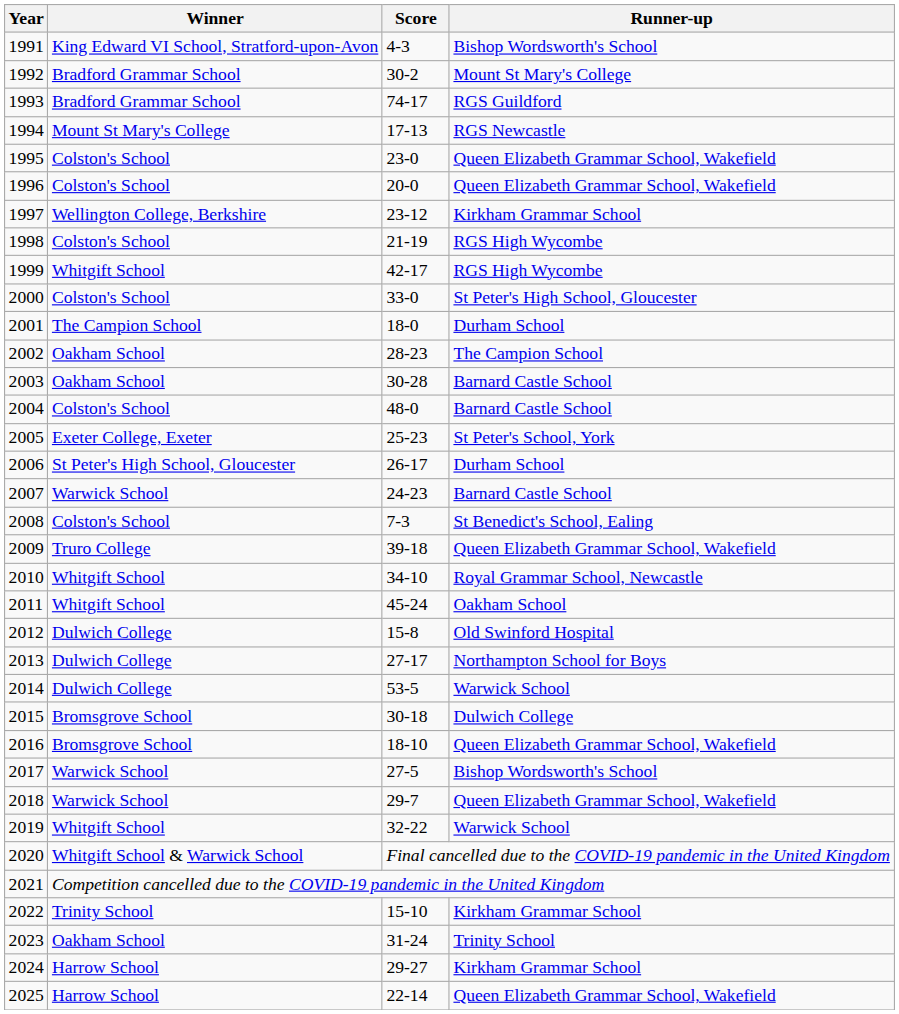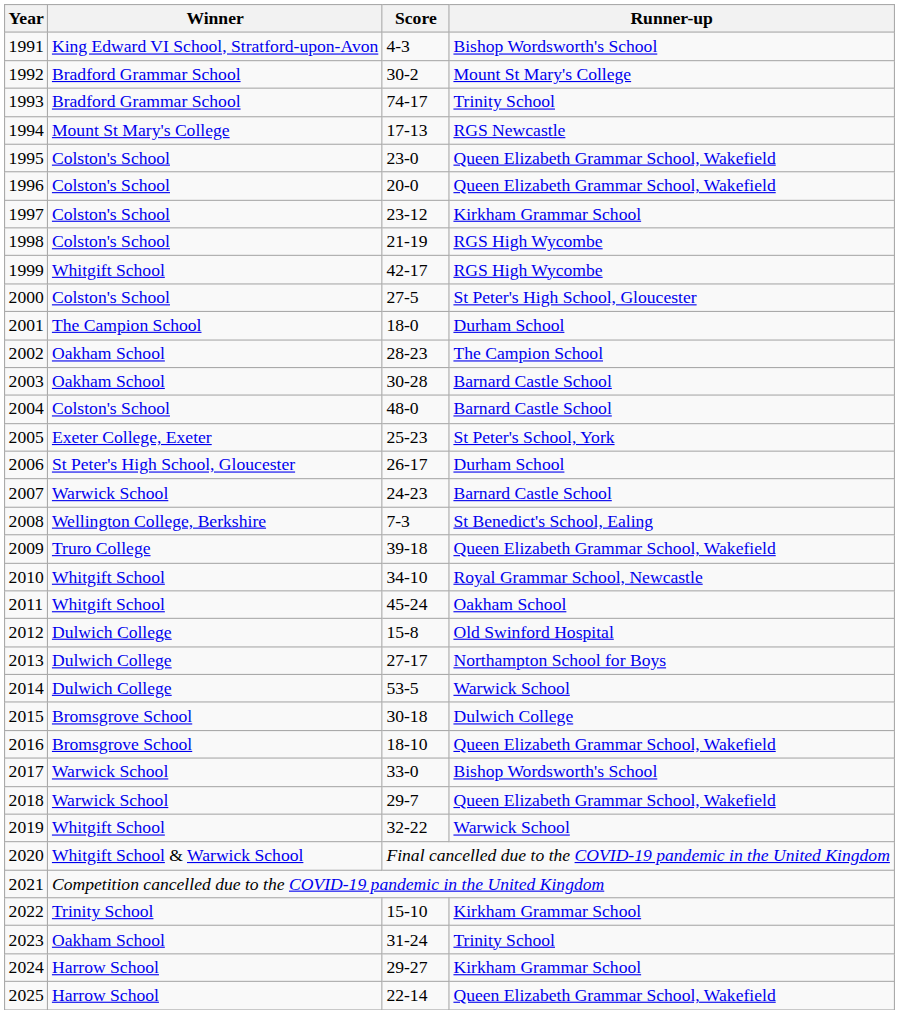(507, 102) RGS Guildford -> (504, 102) Trinity School
(159, 213) Wellington College, Berkshire -> (111, 213) Colston's School
(403, 297) 33-0 -> (403, 297) 27-5
(111, 520) Colston's School -> (159, 520) Wellington College, Berkshire
(403, 772) 27-5 -> (403, 772) 33-0
